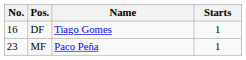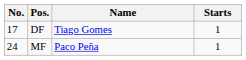(12, 30) 16 -> (12, 30) 17
(12, 47) 23 -> (12, 47) 24
